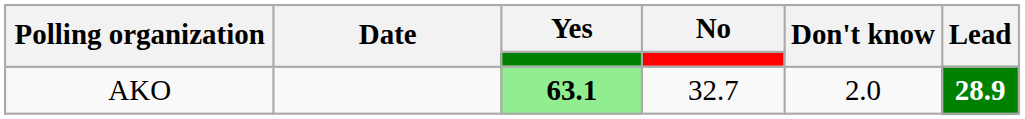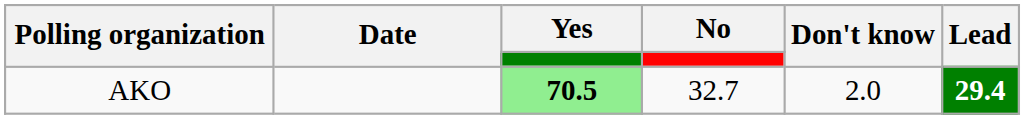(572, 89) 63.1 -> (572, 89) 70.5
(980, 89) 28.9 -> (980, 89) 29.4
